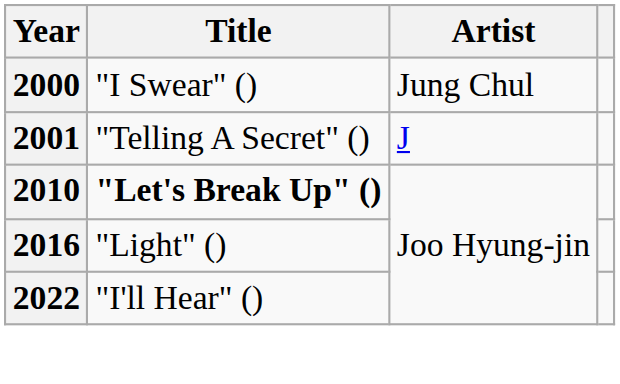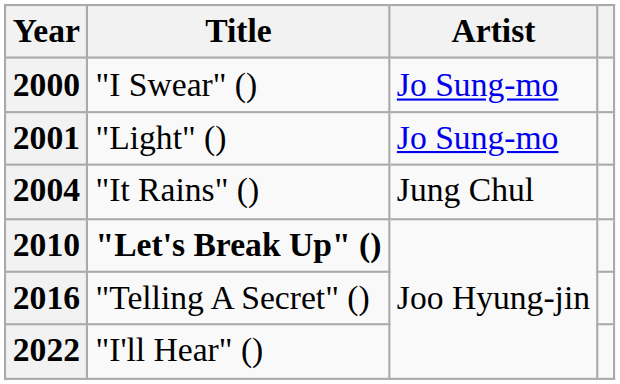(465, 84) Jung Chul -> (478, 84) Jo Sung-mo
(233, 137) "Telling A Secret" () -> (161, 137) "Light" ()
(403, 137) J -> (478, 137) Jo Sung-mo
+ row: (46, 191)
(161, 244) "Light" () -> (233, 297) "Telling A Secret" ()
